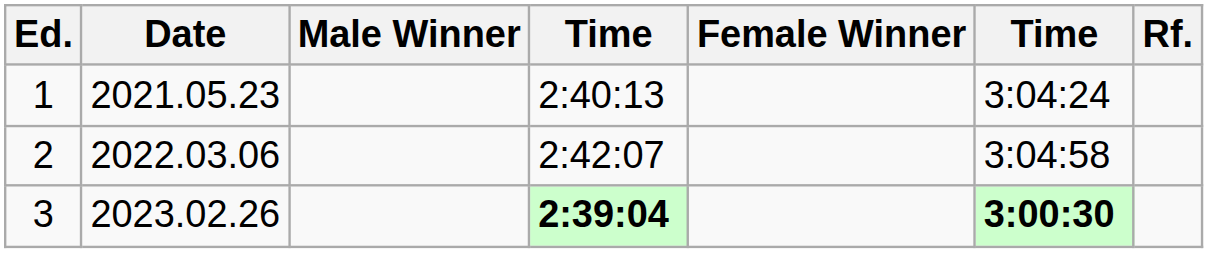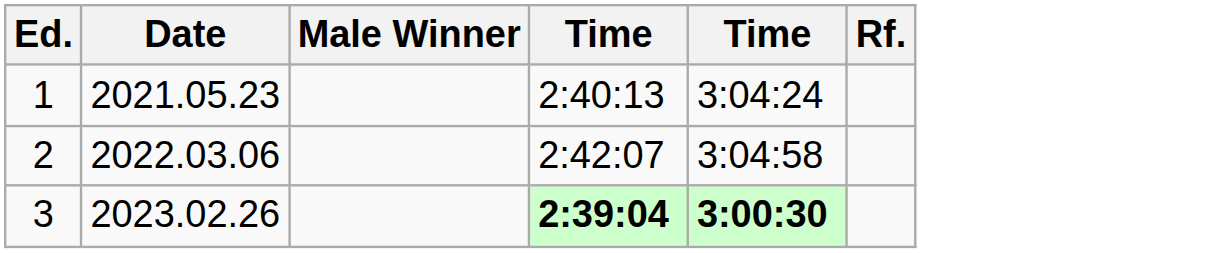- column: (832, 34)
